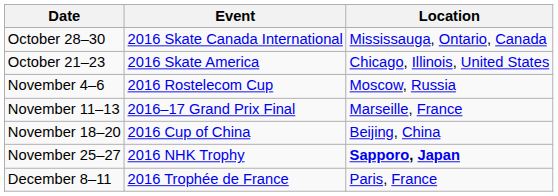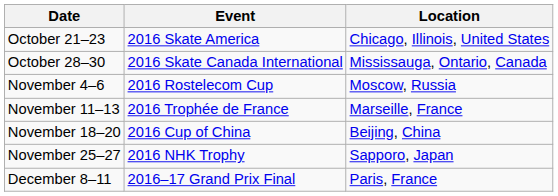rows swapped: (57, 62) <-> (57, 39)
(211, 109) 2016–17 Grand Prix Final -> (208, 109) 2016 Trophée de France
(405, 156) bold -> (402, 156) normal
(208, 179) 2016 Trophée de France -> (211, 179) 2016–17 Grand Prix Final
